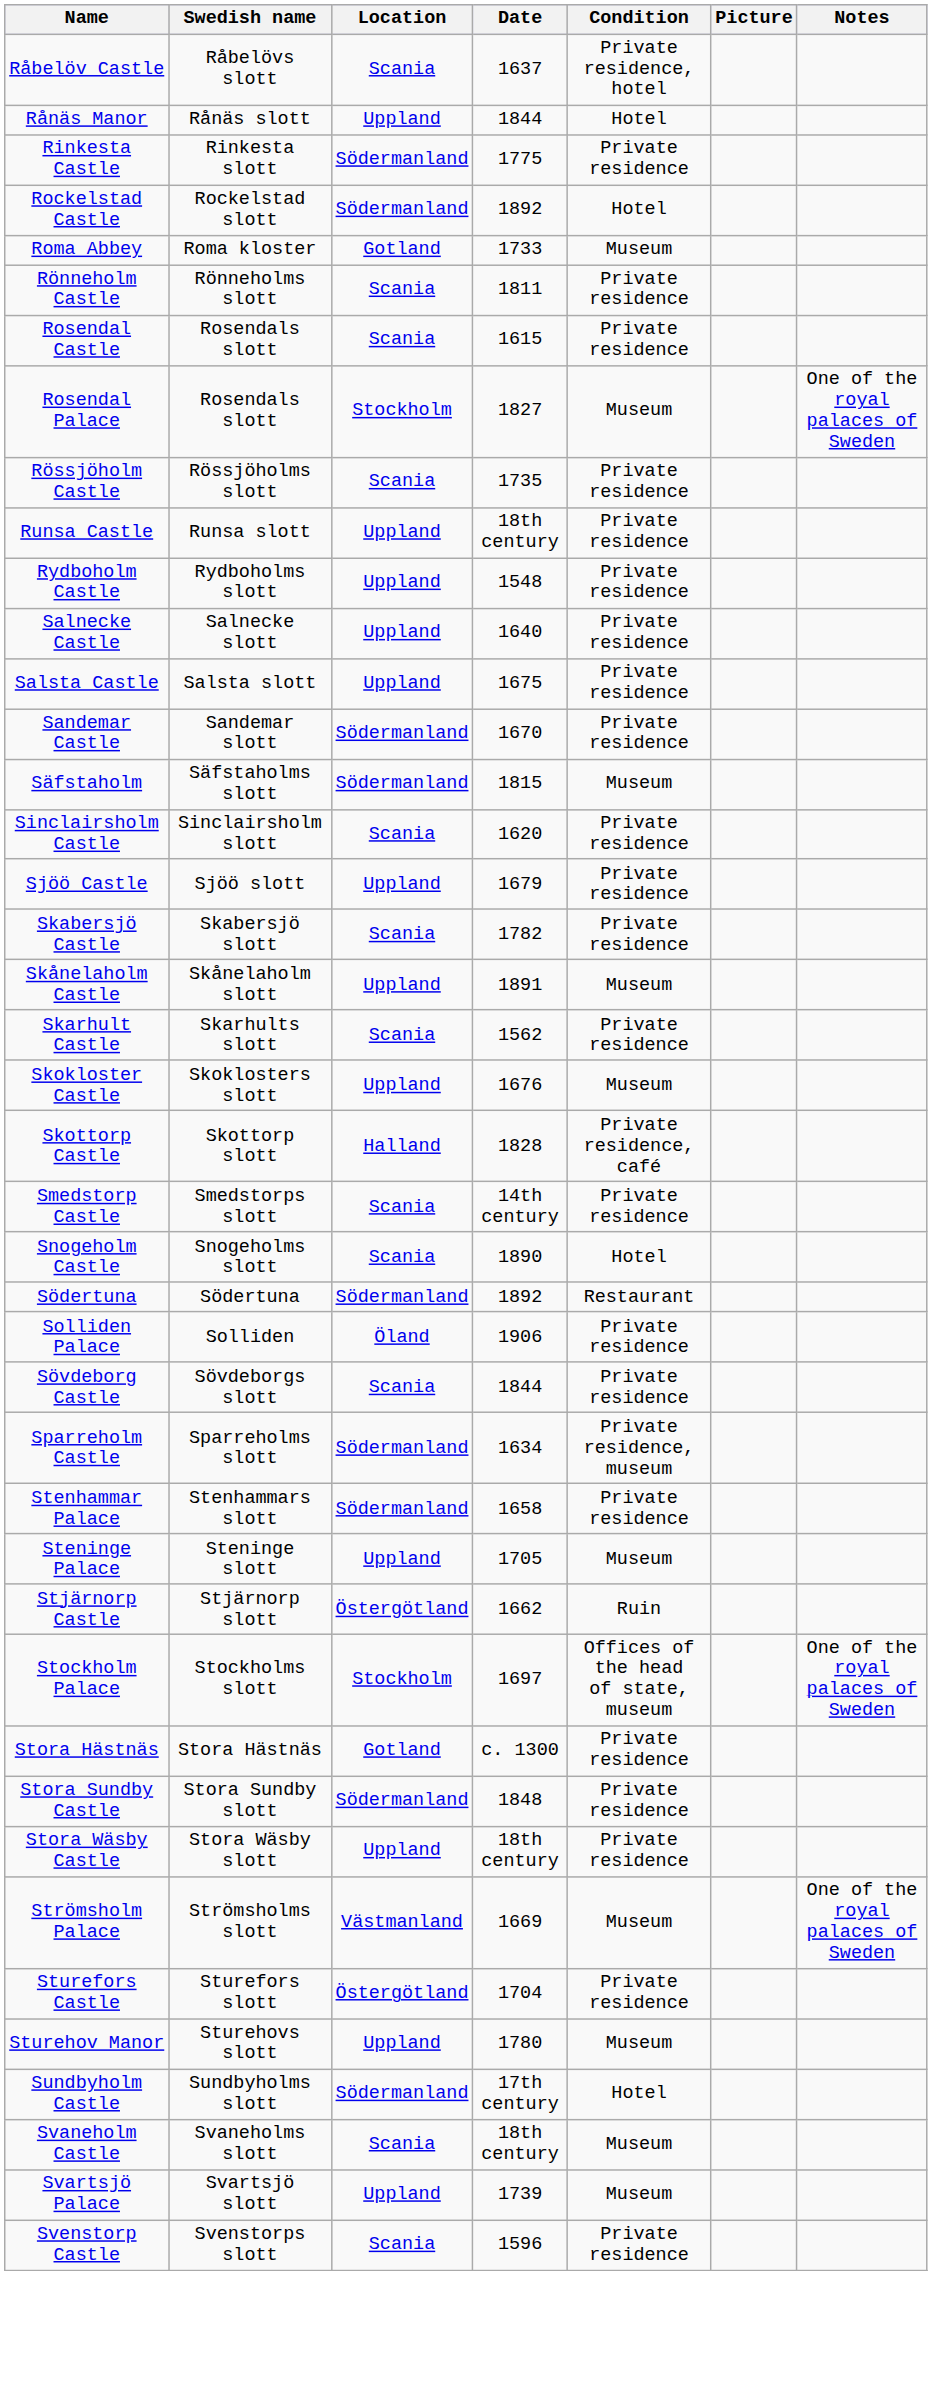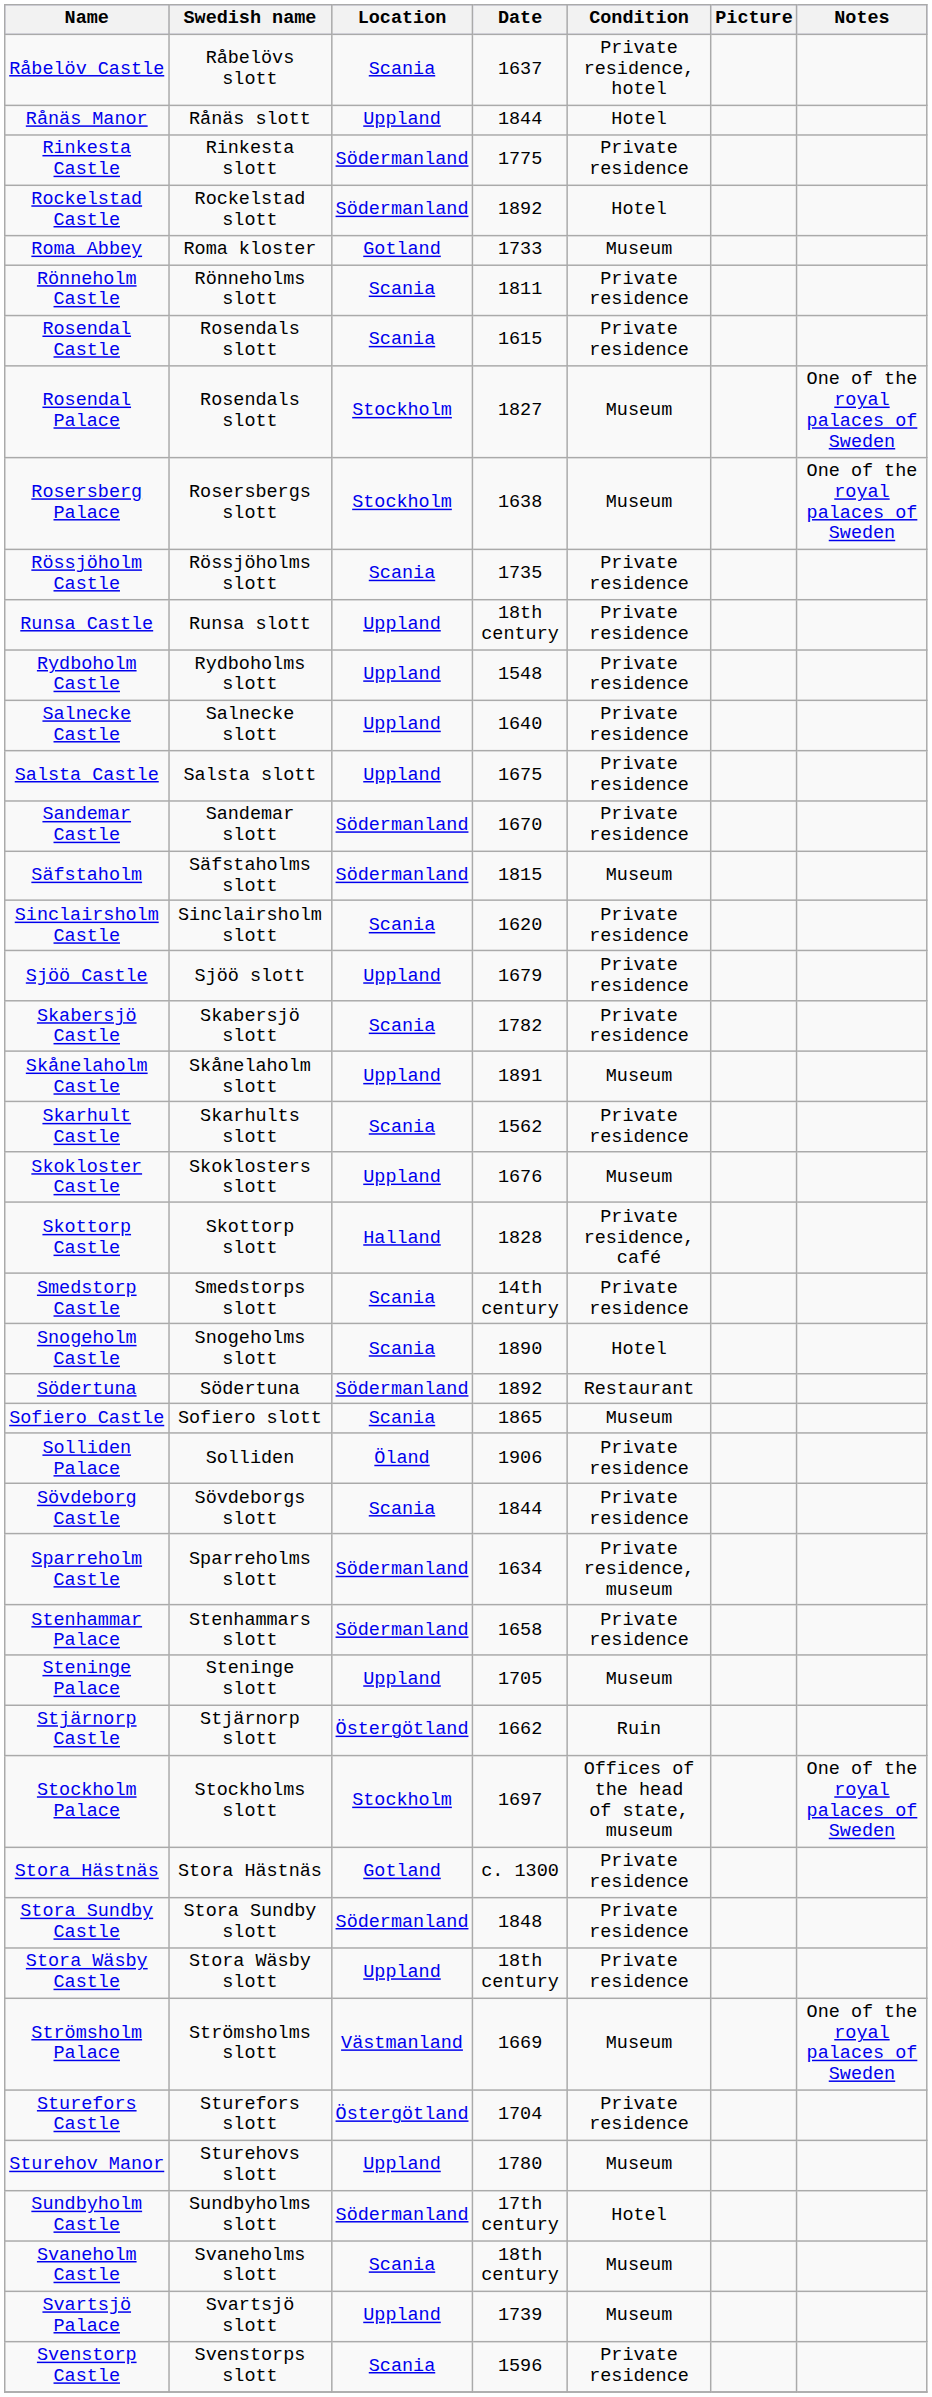+ row: (87, 504)
+ row: (87, 1419)
